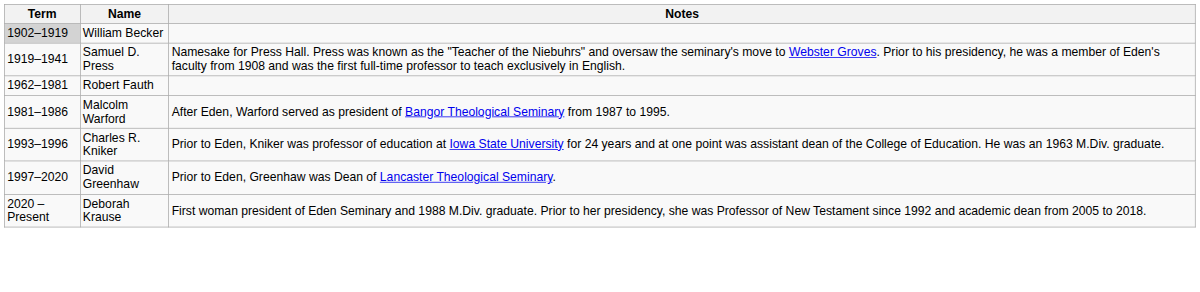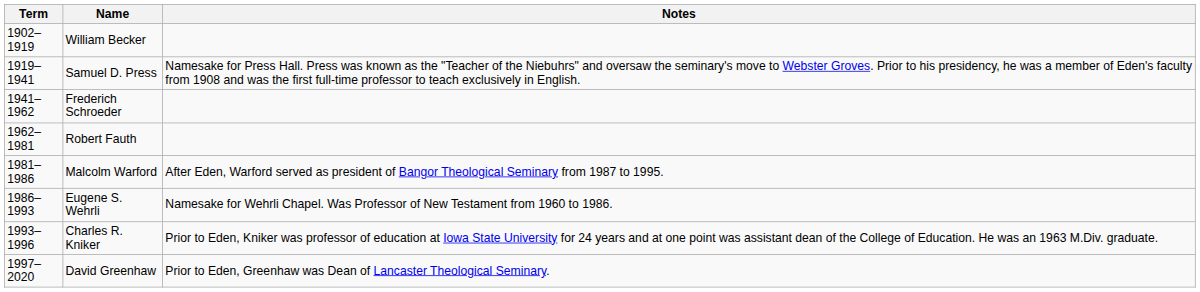(38, 33) lightgrey background -> (24, 40) no background
+ row: (94, 106)
+ row: (94, 205)
- row: (106, 210)
